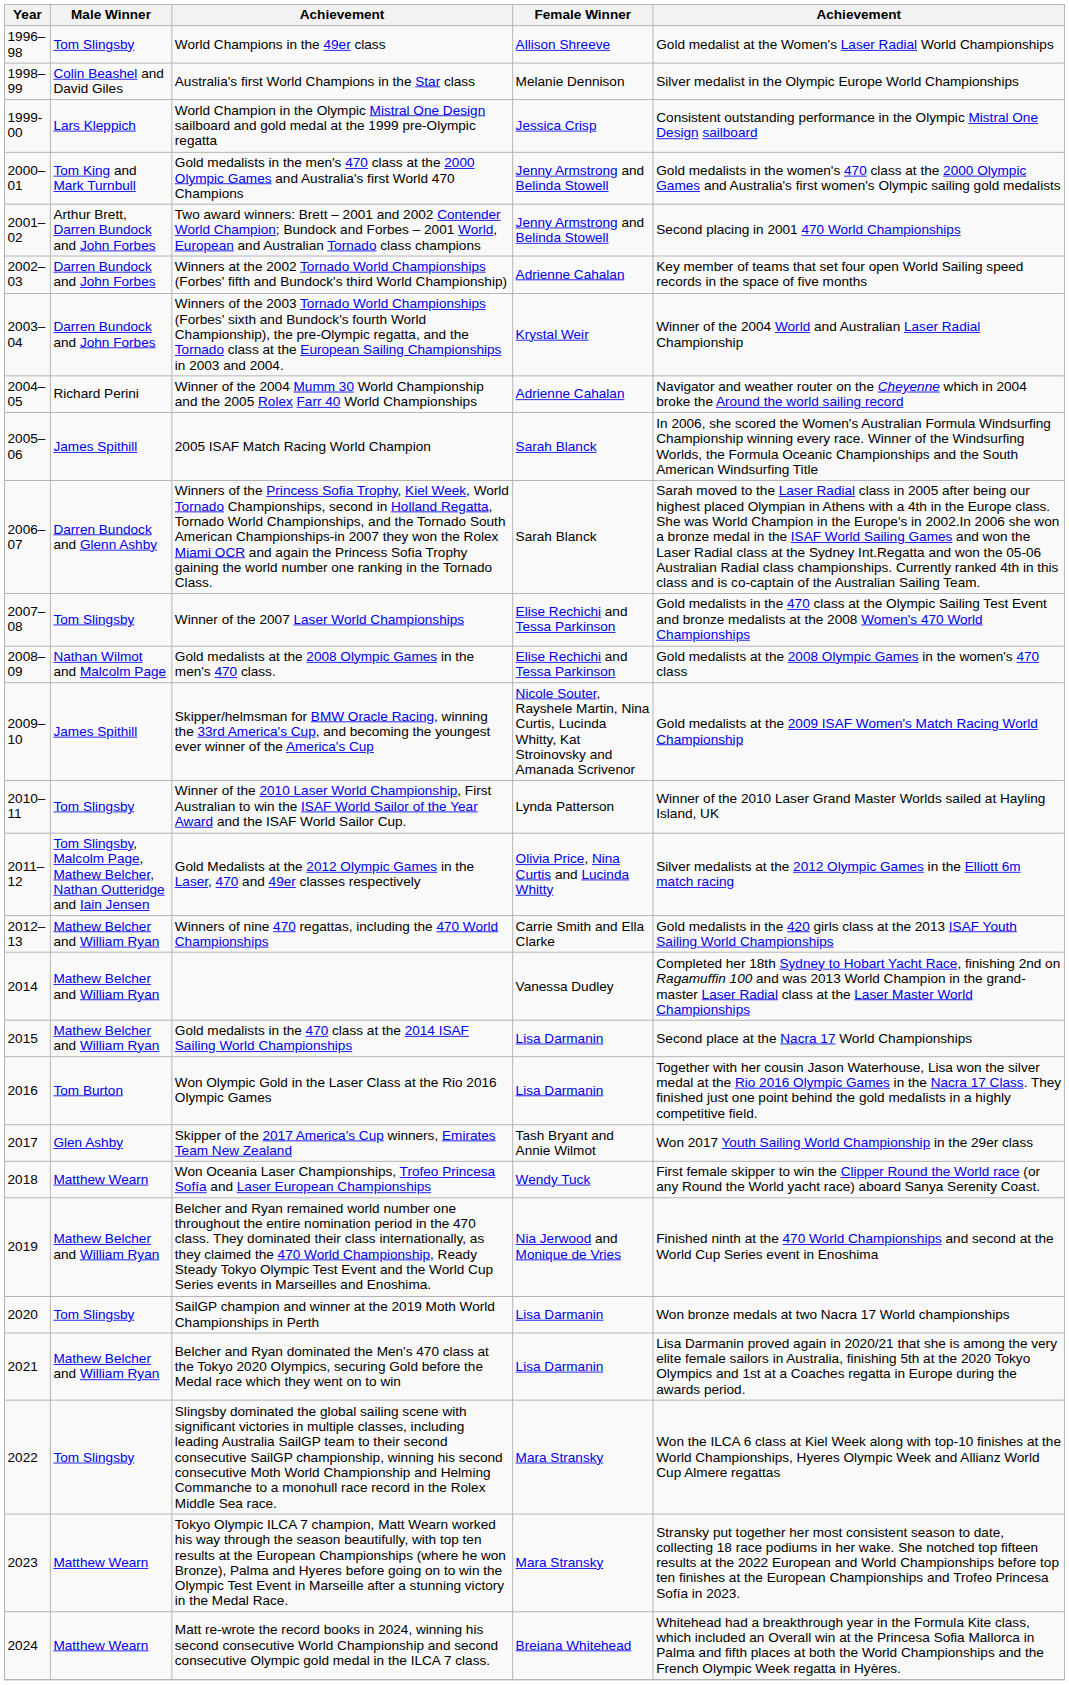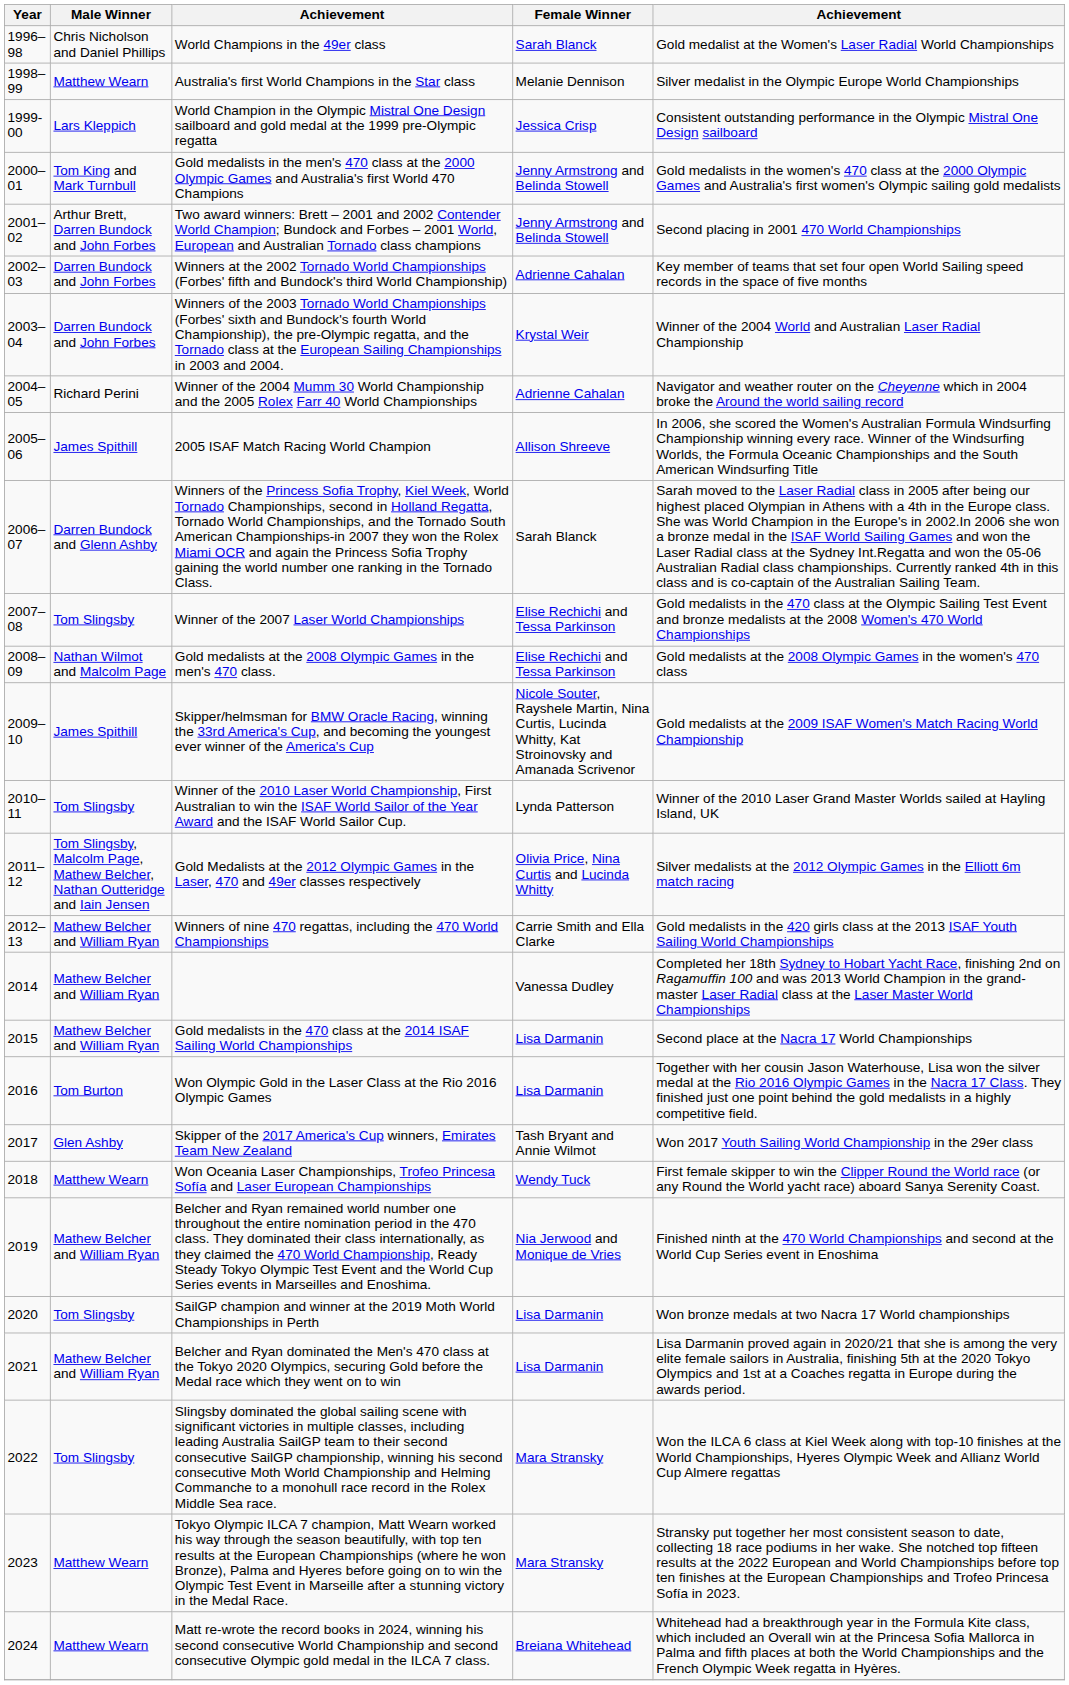(94, 44) Tom Slingsby -> (109, 44) Chris Nicholson and Daniel Phillips
(563, 44) Allison Shreeve -> (556, 44) Sarah Blanck
(109, 81) Colin Beashel and David Giles -> (101, 81) Matthew Wearn
(556, 446) Sarah Blanck -> (563, 446) Allison Shreeve
